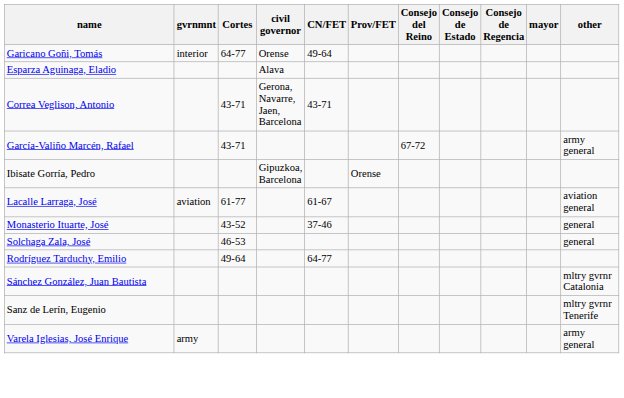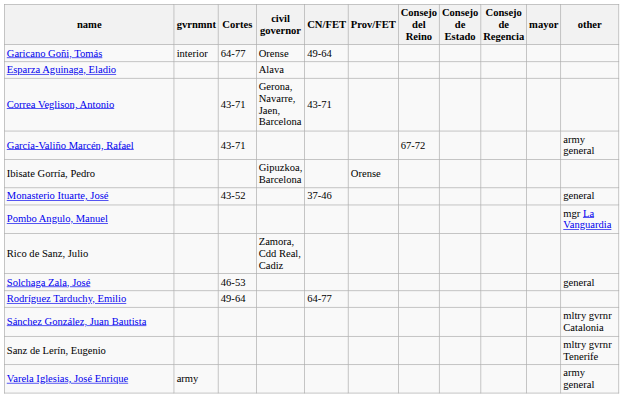- row: (52, 202)
+ row: (57, 219)
+ row: (48, 253)
